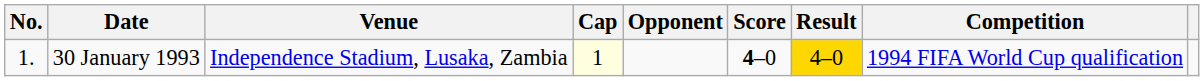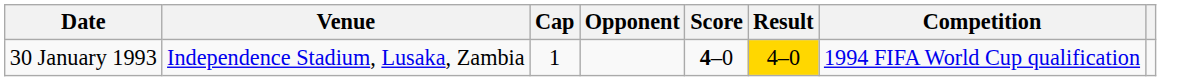- column: (26, 22)
(598, 57) lightyellow background -> (555, 57) no background
